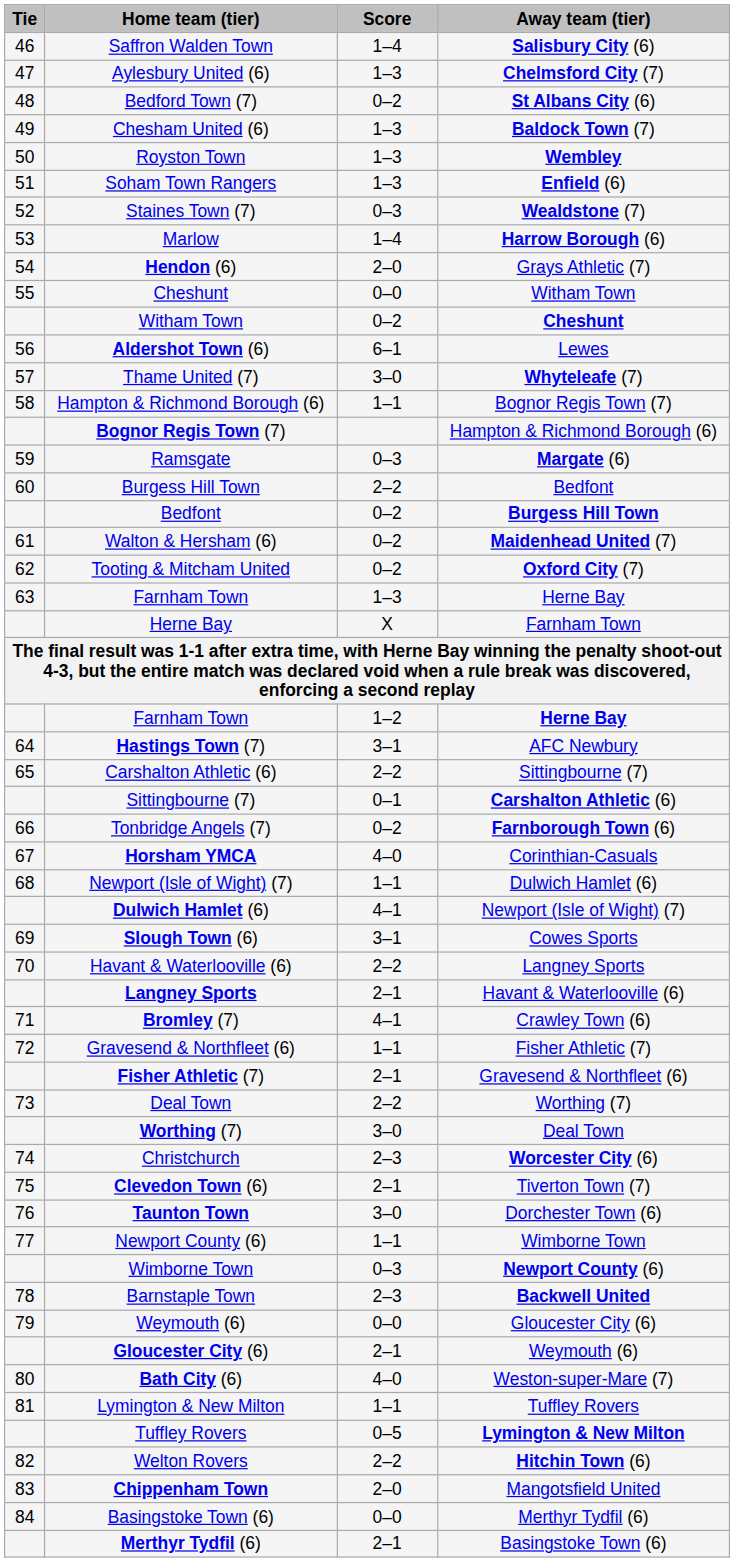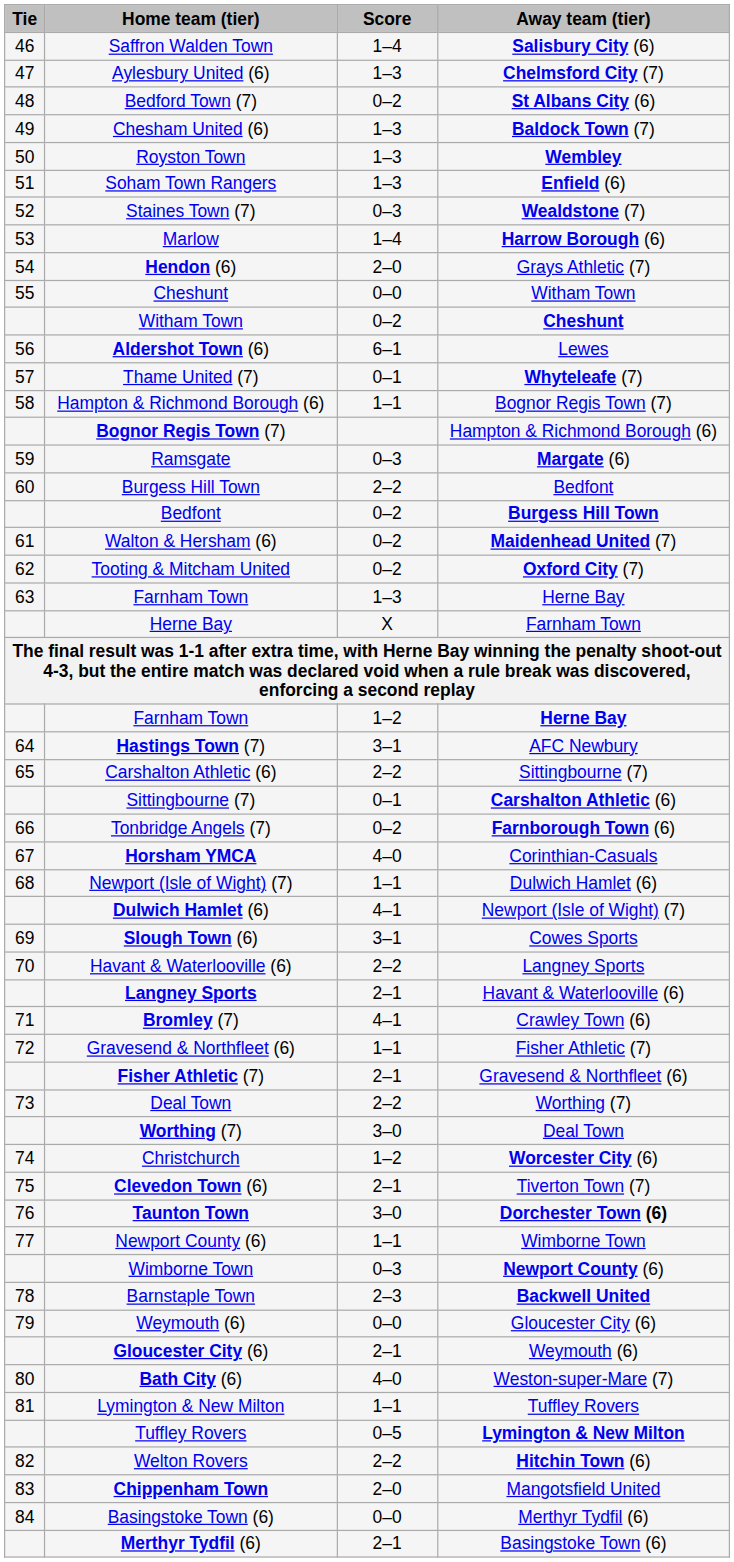(387, 377) 3–0 -> (387, 377) 0–1
(387, 1159) 2–3 -> (387, 1159) 1–2
(583, 1214) normal -> (583, 1214) bold
